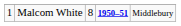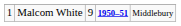(90, 13) 8 -> (90, 13) 9
